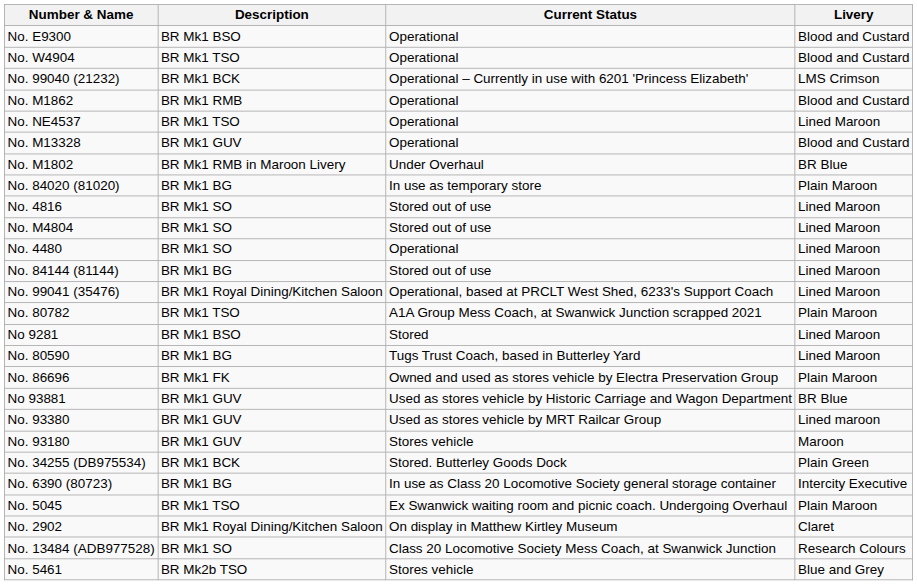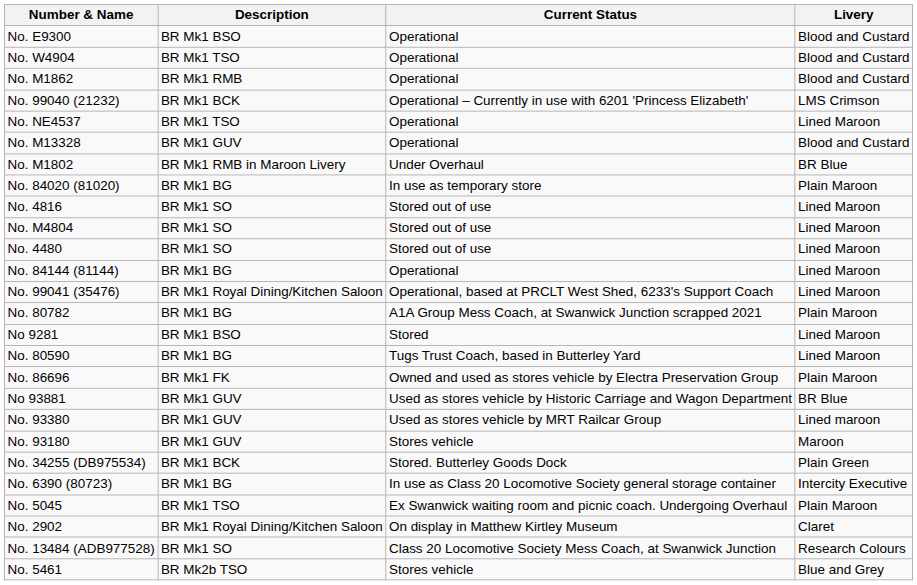rows swapped: (40, 100) <-> (64, 79)
(424, 249) Operational -> (440, 249) Stored out of use
(440, 270) Stored out of use -> (424, 270) Operational
(200, 313) BR Mk1 TSO -> (196, 313) BR Mk1 BG
